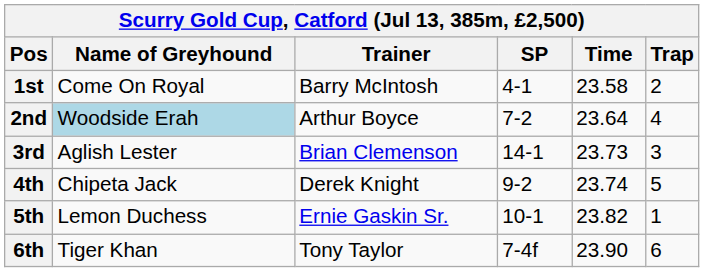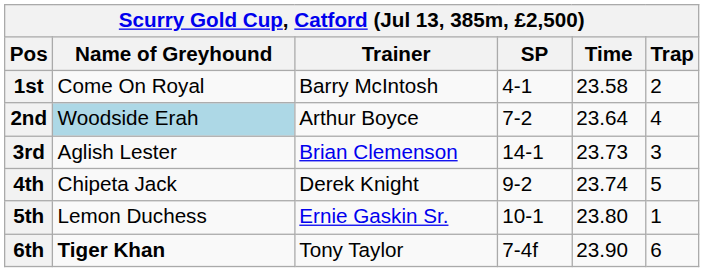(602, 217) 23.82 -> (602, 217) 23.80
(108, 250) normal -> (111, 250) bold
